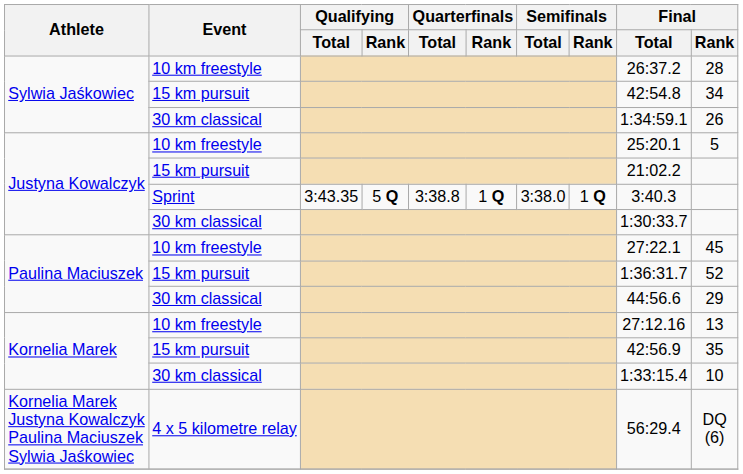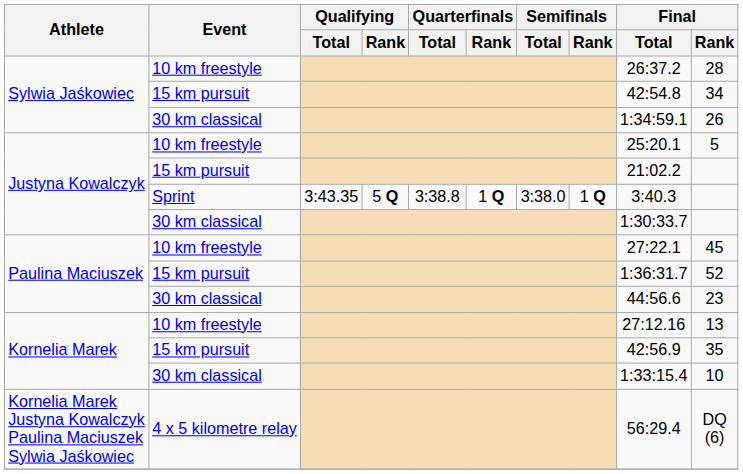(715, 299) 29 -> (715, 299) 23
